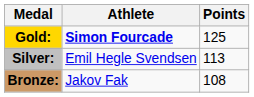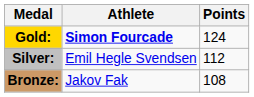(215, 37) 125 -> (215, 37) 124
(214, 59) 113 -> (214, 59) 112
